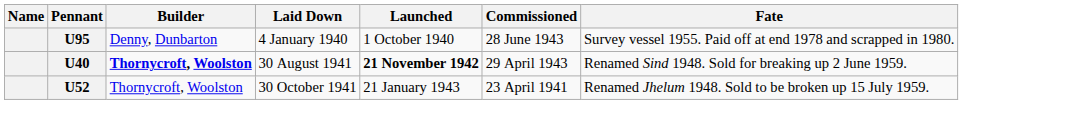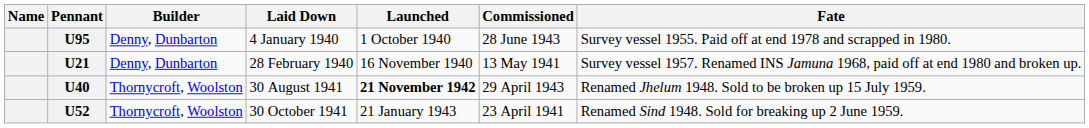+ row: (77, 63)
(181, 63) bold -> (176, 86) normal
(745, 63) Renamed Sind 1948. Sold for breaking up 2 June 1959. -> (753, 86) Renamed Jhelum 1948. Sold to be broken up 15 July 1959.
(757, 86) Renamed Jhelum 1948. Sold to be broken up 15 July 1959. -> (742, 110) Renamed Sind 1948. Sold for breaking up 2 June 1959.
